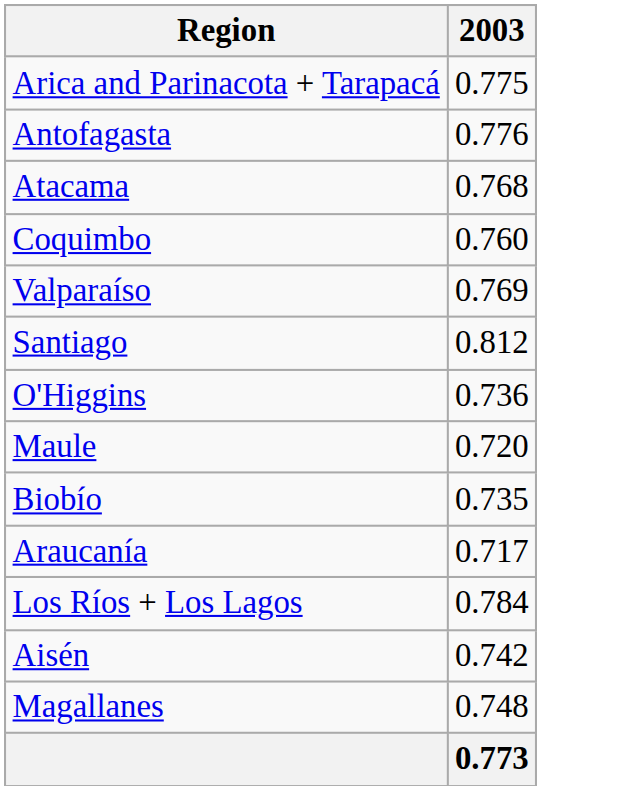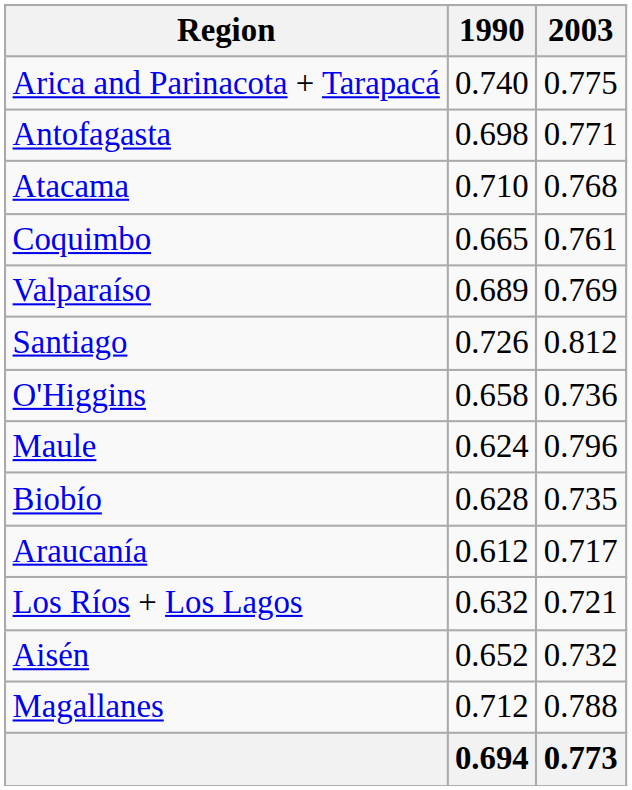+ column: (492, 30)
(492, 134) 0.776 -> (581, 134) 0.771
(492, 238) 0.760 -> (581, 238) 0.761
(492, 446) 0.720 -> (581, 446) 0.796
(492, 602) 0.784 -> (581, 602) 0.721
(492, 654) 0.742 -> (581, 654) 0.732
(492, 706) 0.748 -> (581, 706) 0.788
